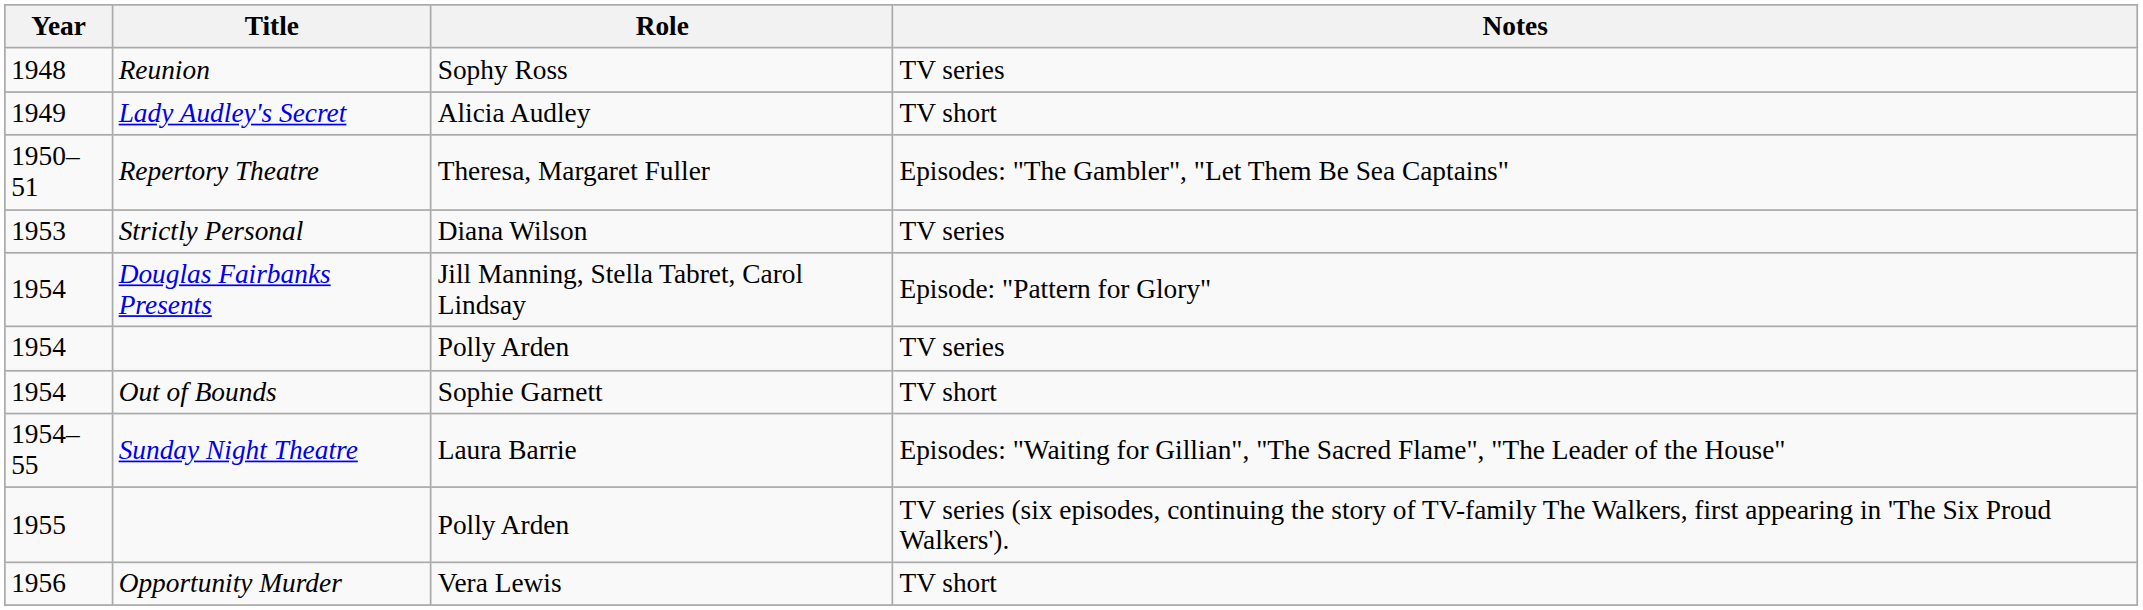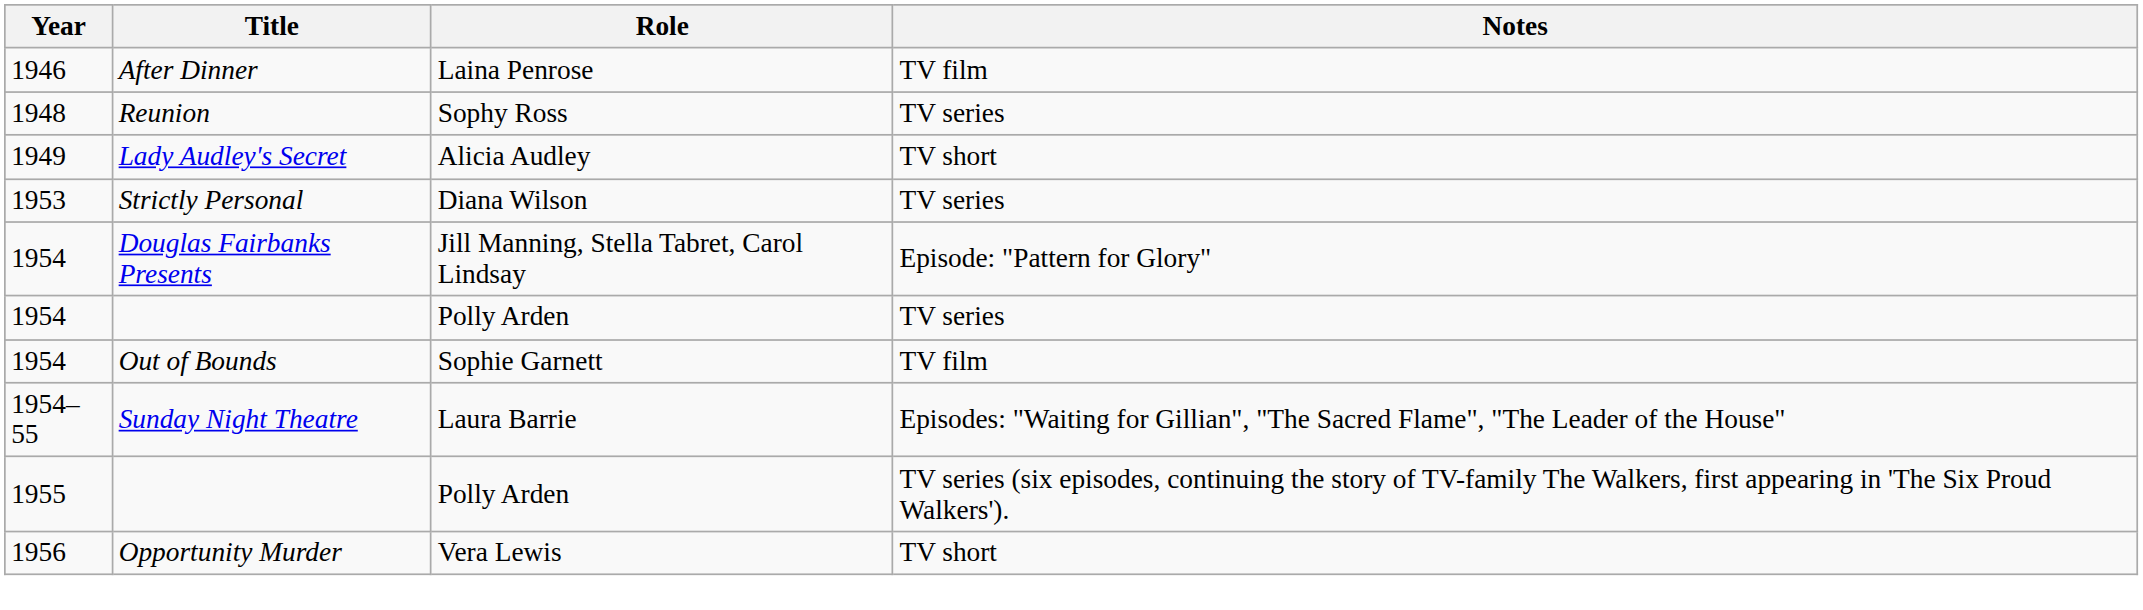+ row: (39, 69)
- row: (45, 171)
(948, 391) TV short -> (944, 360) TV film
